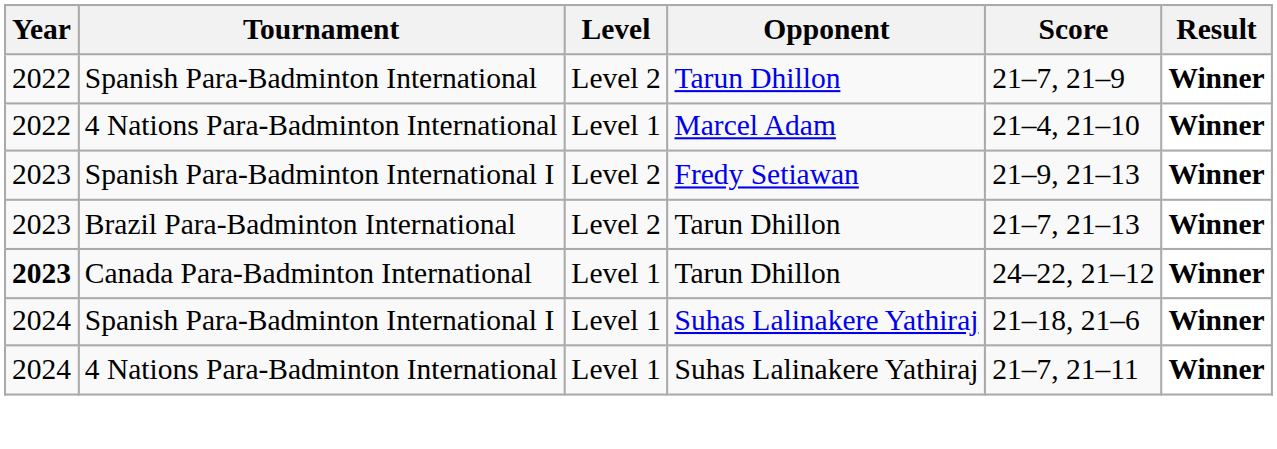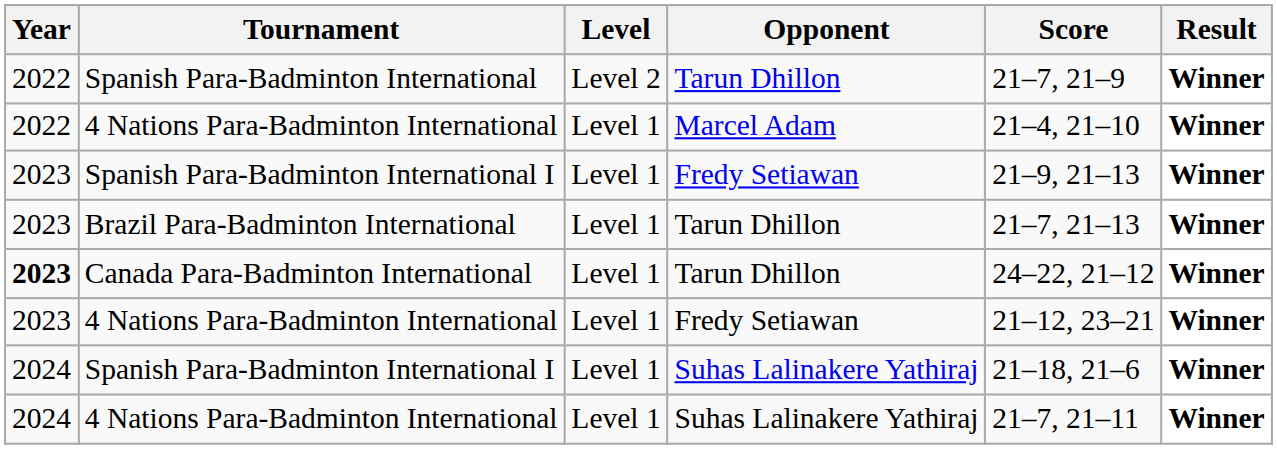(616, 175) Level 2 -> (616, 175) Level 1
(616, 223) Level 2 -> (616, 223) Level 1
+ row: (321, 321)
